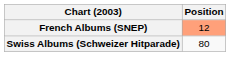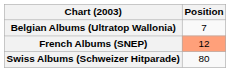+ row: (93, 28)
